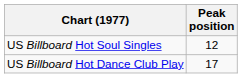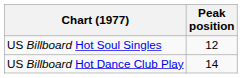(212, 63) 17 -> (212, 63) 14
